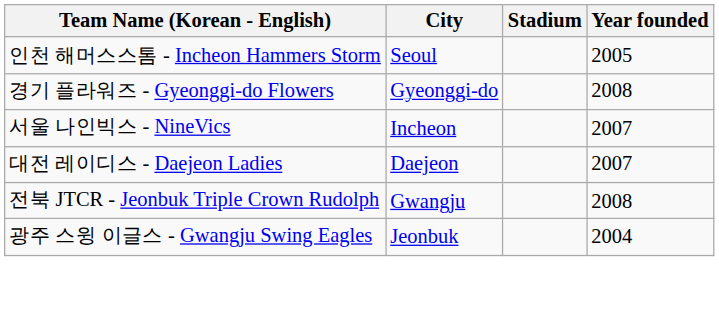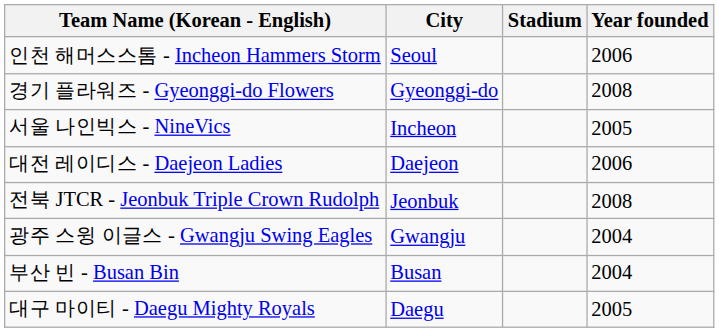(612, 55) 2005 -> (612, 55) 2006
(612, 127) 2007 -> (612, 127) 2005
(612, 164) 2007 -> (612, 164) 2006
(428, 200) Gwangju -> (424, 200) Jeonbuk
(424, 236) Jeonbuk -> (428, 236) Gwangju
+ row: (94, 272)
+ row: (162, 308)
